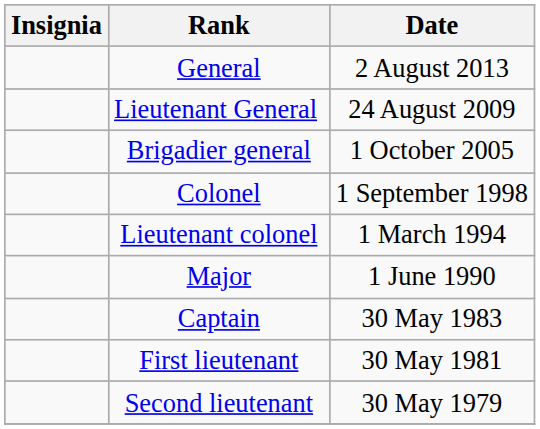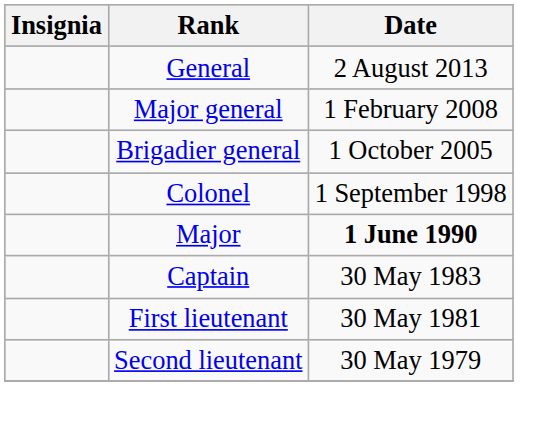- row: (219, 109)
+ row: (208, 109)
- row: (219, 234)
(432, 276) normal -> (411, 234) bold
